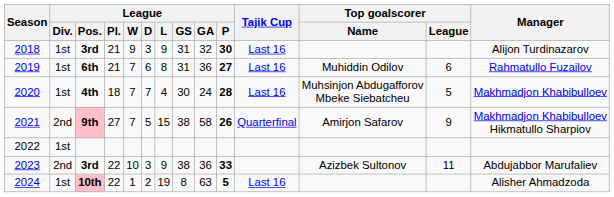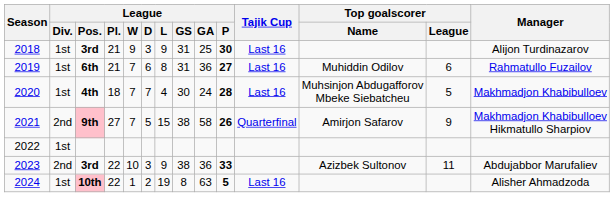(206, 49) 32 -> (206, 49) 25
